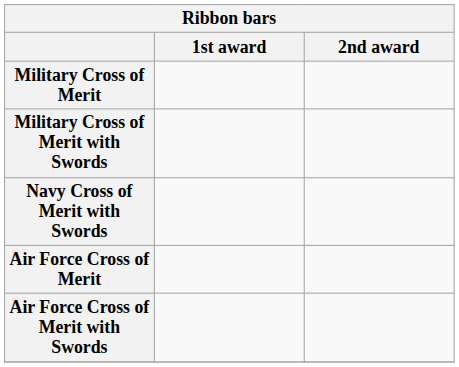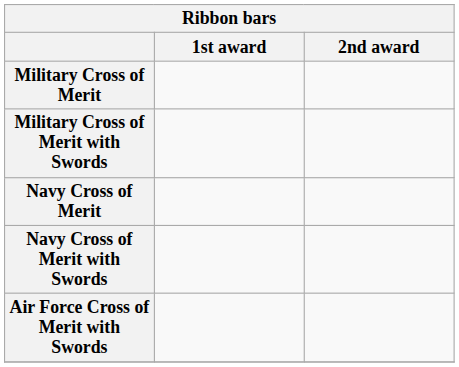+ row: (79, 201)
- row: (79, 269)
